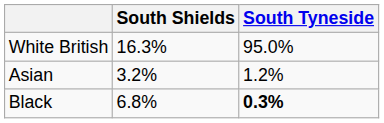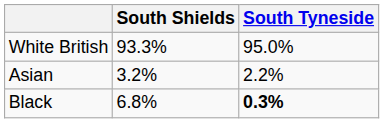(142, 46) 16.3% -> (142, 46) 93.3%
(263, 74) 1.2% -> (263, 74) 2.2%
